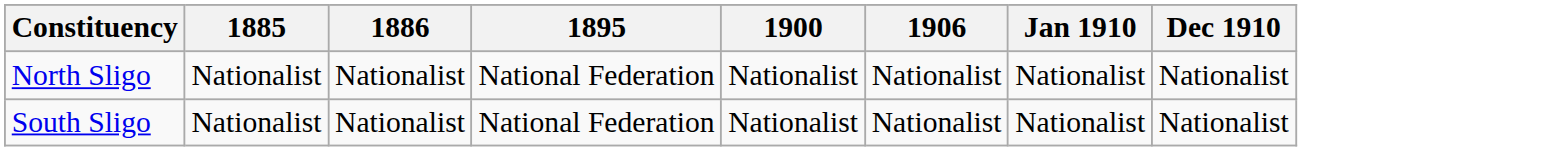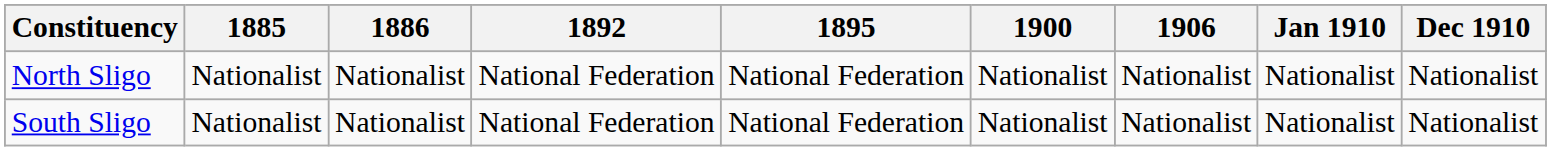+ column: (597, 27)
